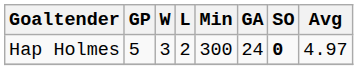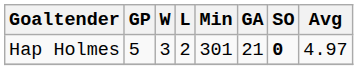(216, 50) 300 -> (216, 50) 301
(252, 50) 24 -> (252, 50) 21
